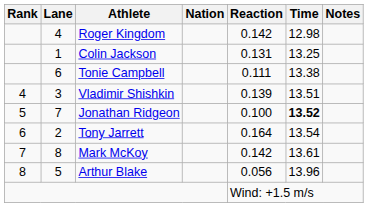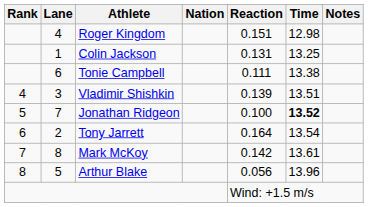(256, 34) 0.142 -> (256, 34) 0.151
